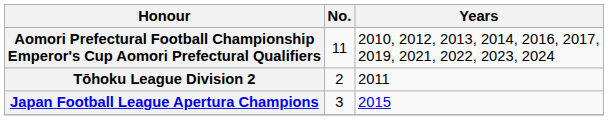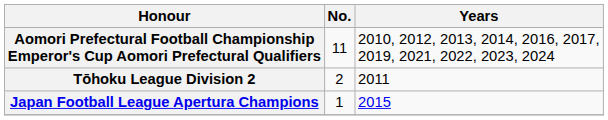(339, 102) 3 -> (339, 102) 1
